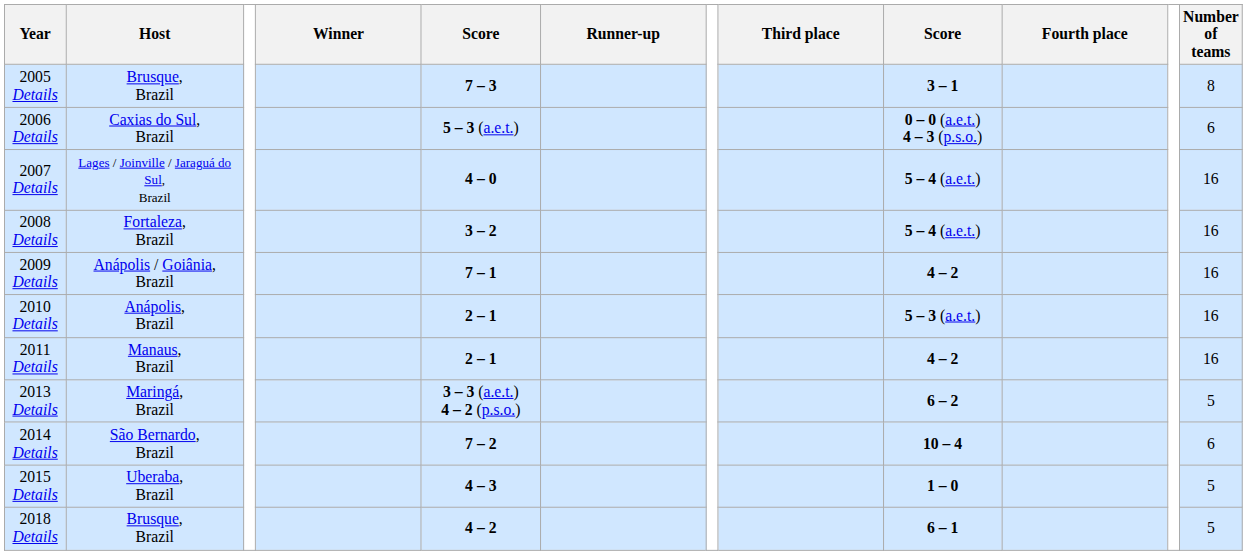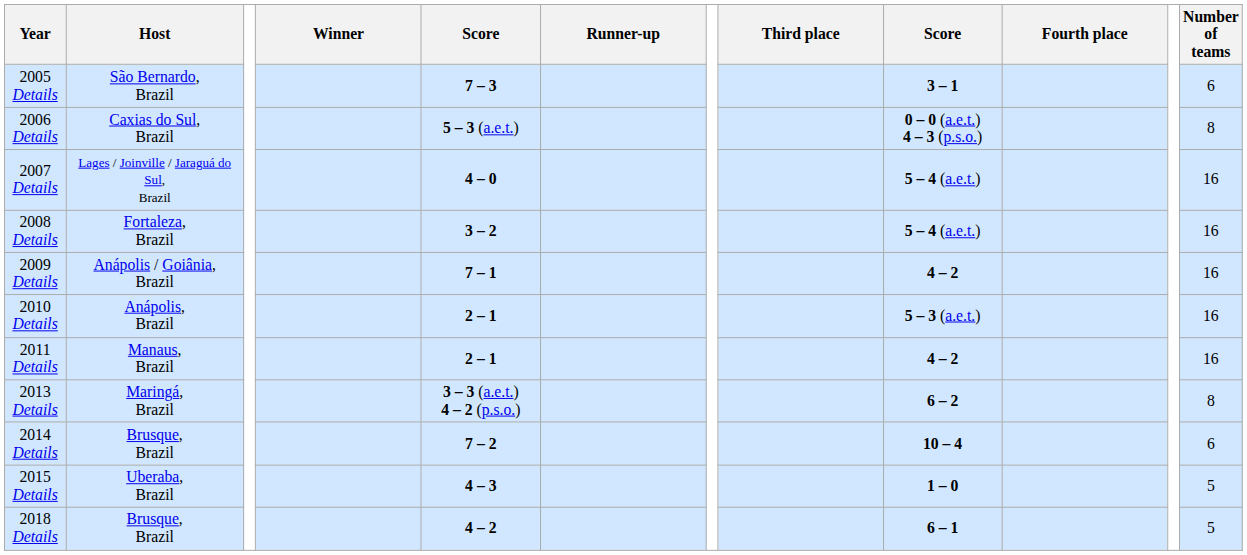(155, 85) Brusque, Brazil -> (155, 85) São Bernardo, Brazil
(1211, 85) 8 -> (1211, 85) 6
(1211, 128) 6 -> (1211, 128) 8
(1211, 401) 5 -> (1211, 401) 8
(155, 443) São Bernardo, Brazil -> (155, 443) Brusque, Brazil
